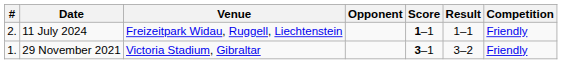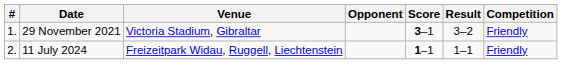rows swapped: (71, 50) <-> (55, 31)
